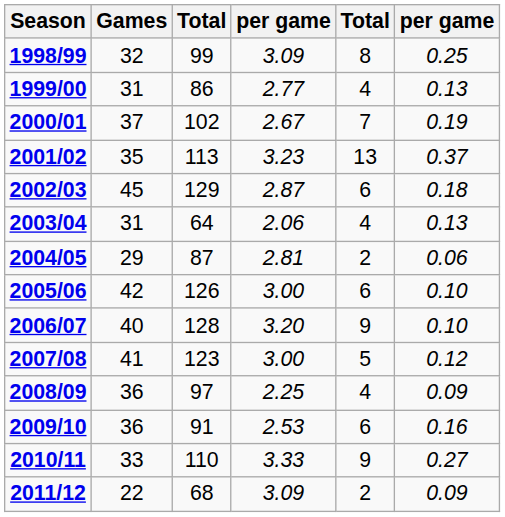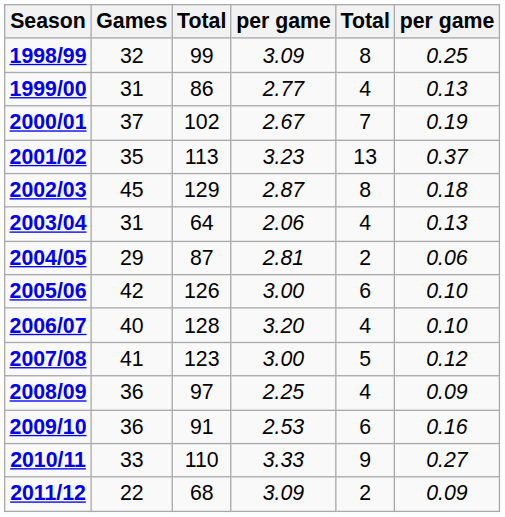(365, 190) 6 -> (365, 190) 8
(365, 325) 9 -> (365, 325) 4
